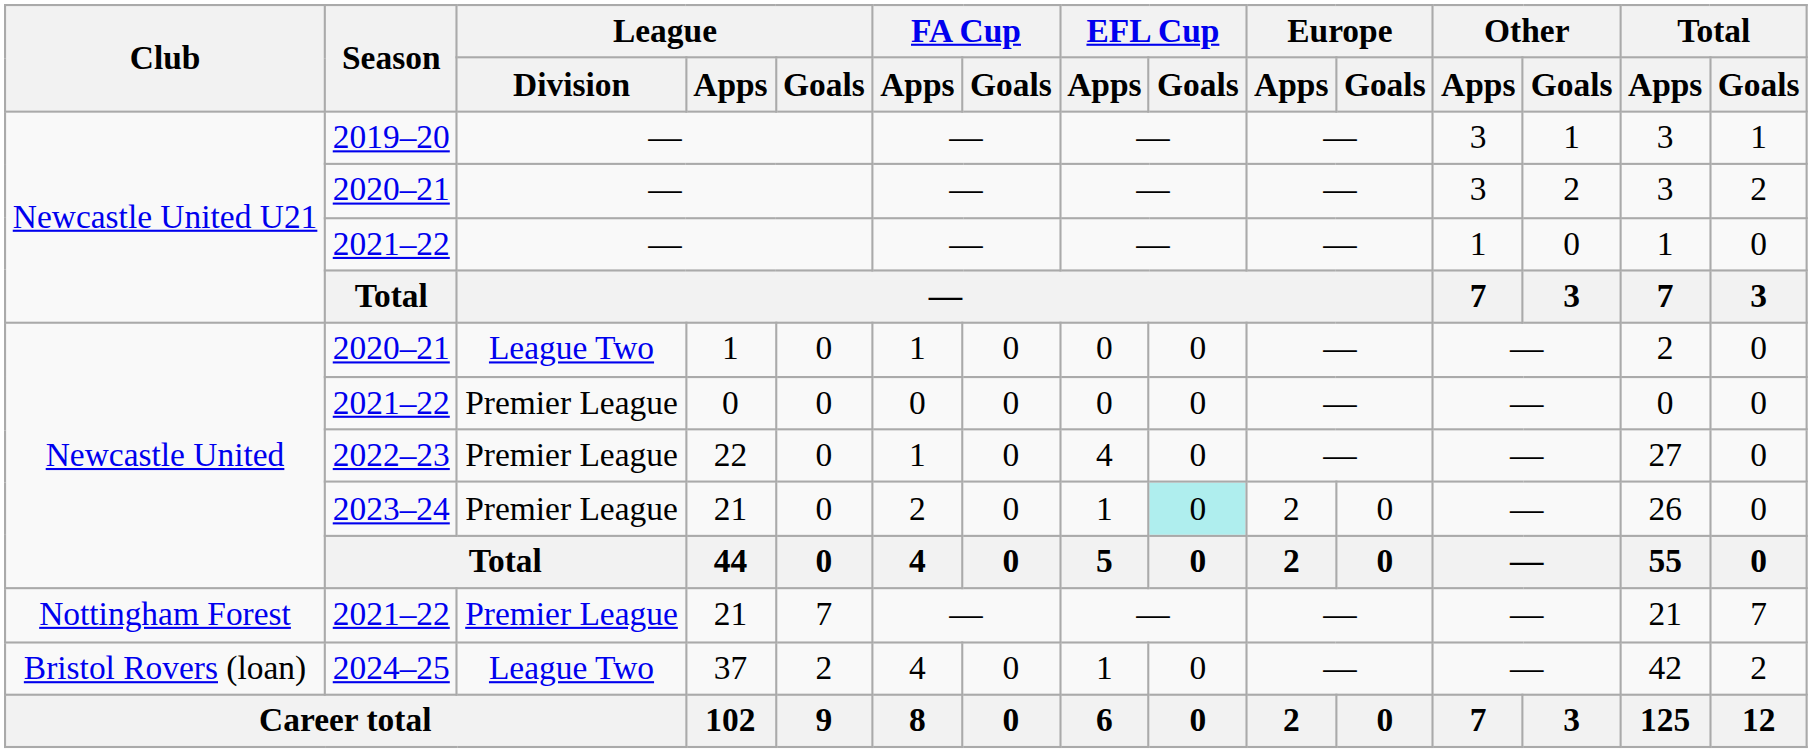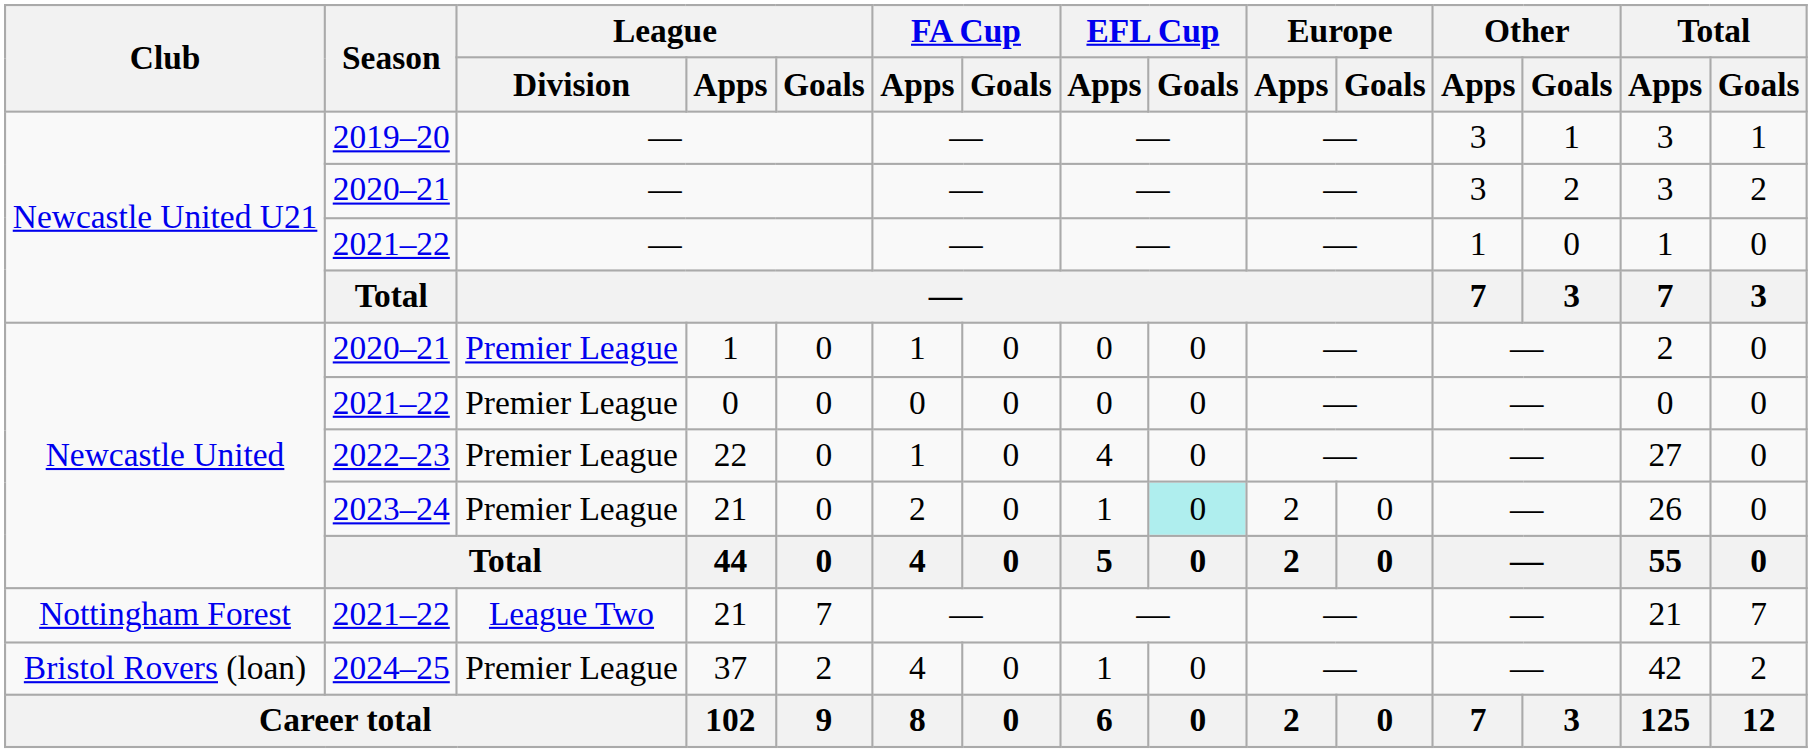(572, 349) League Two -> (572, 349) Premier League
(572, 614) Premier League -> (572, 614) League Two
(572, 667) League Two -> (572, 667) Premier League
